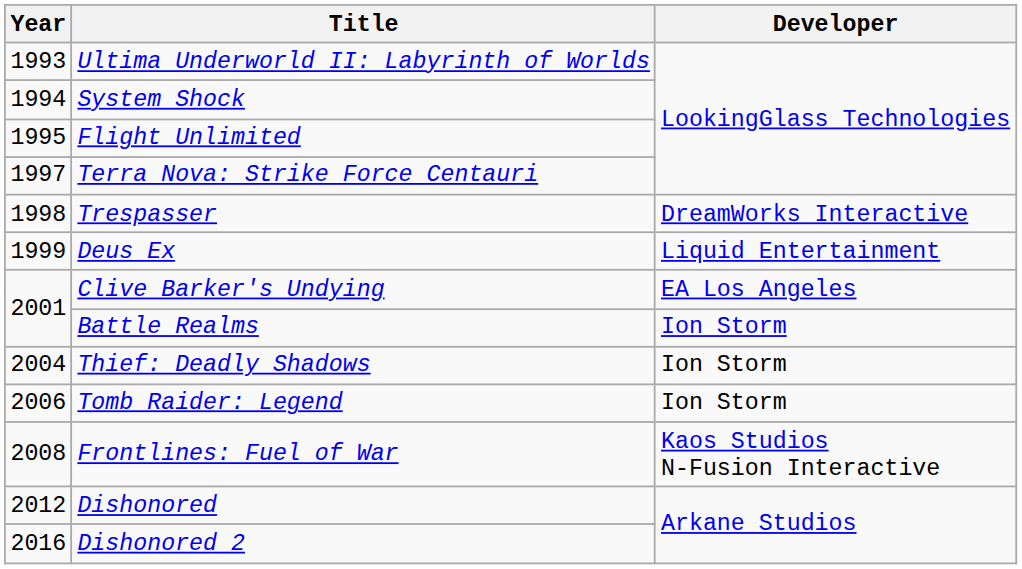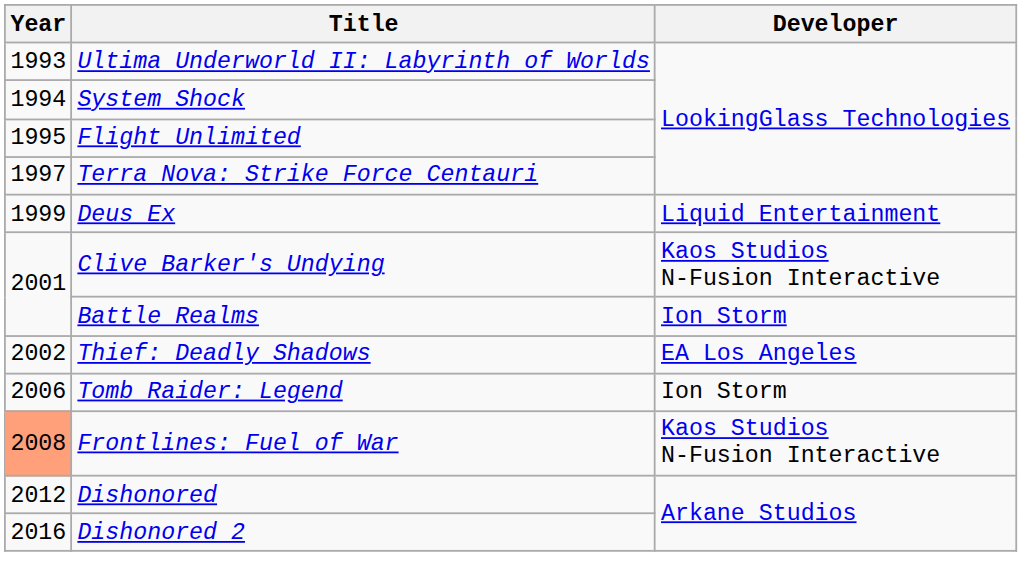- row: (147, 213)
(759, 289) EA Los Angeles -> (801, 265) Kaos Studios N-Fusion Interactive
(38, 365) 2004 -> (38, 354) 2002
(724, 365) Ion Storm -> (759, 354) EA Los Angeles
(38, 454) no background -> (38, 443) lightsalmon background
